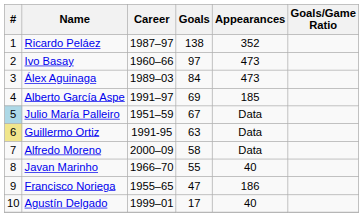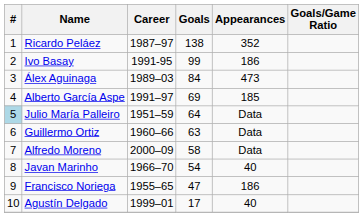(152, 61) 1960–66 -> (152, 61) 1991-95
(194, 61) 97 -> (194, 61) 99
(250, 61) 473 -> (250, 61) 186
(194, 114) 67 -> (194, 114) 64
(13, 132) khaki background -> (13, 132) no background
(152, 132) 1991-95 -> (152, 132) 1960–66
(194, 168) 55 -> (194, 168) 54
